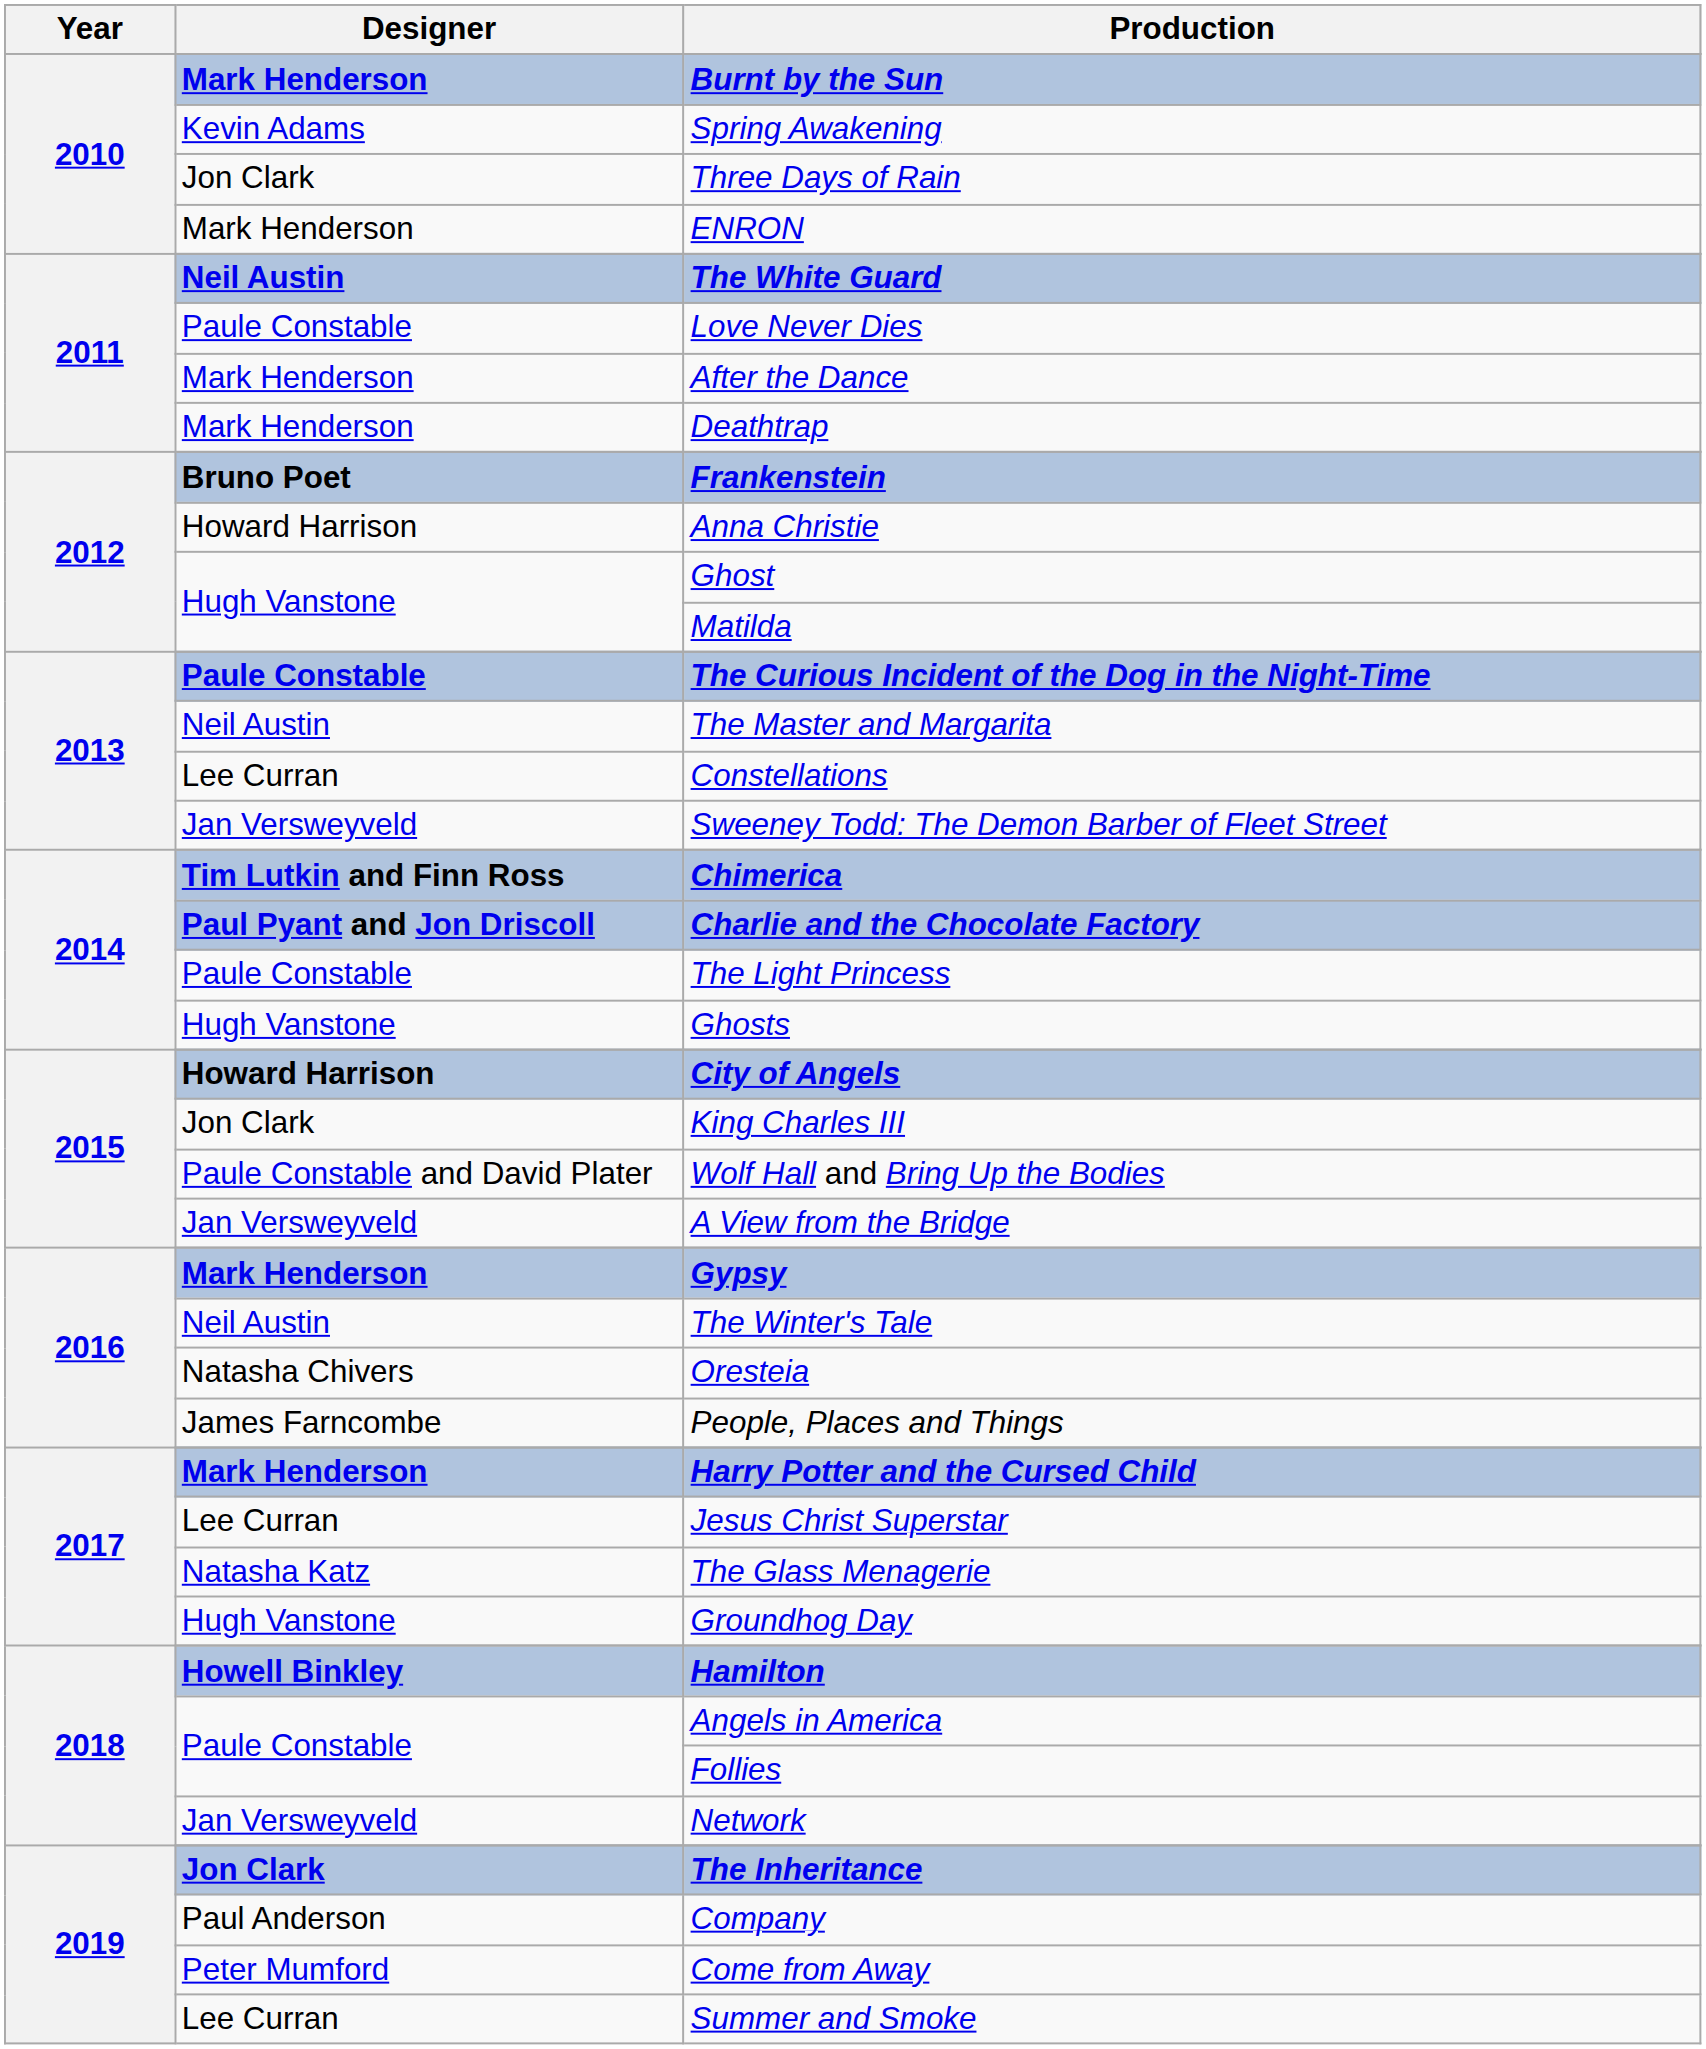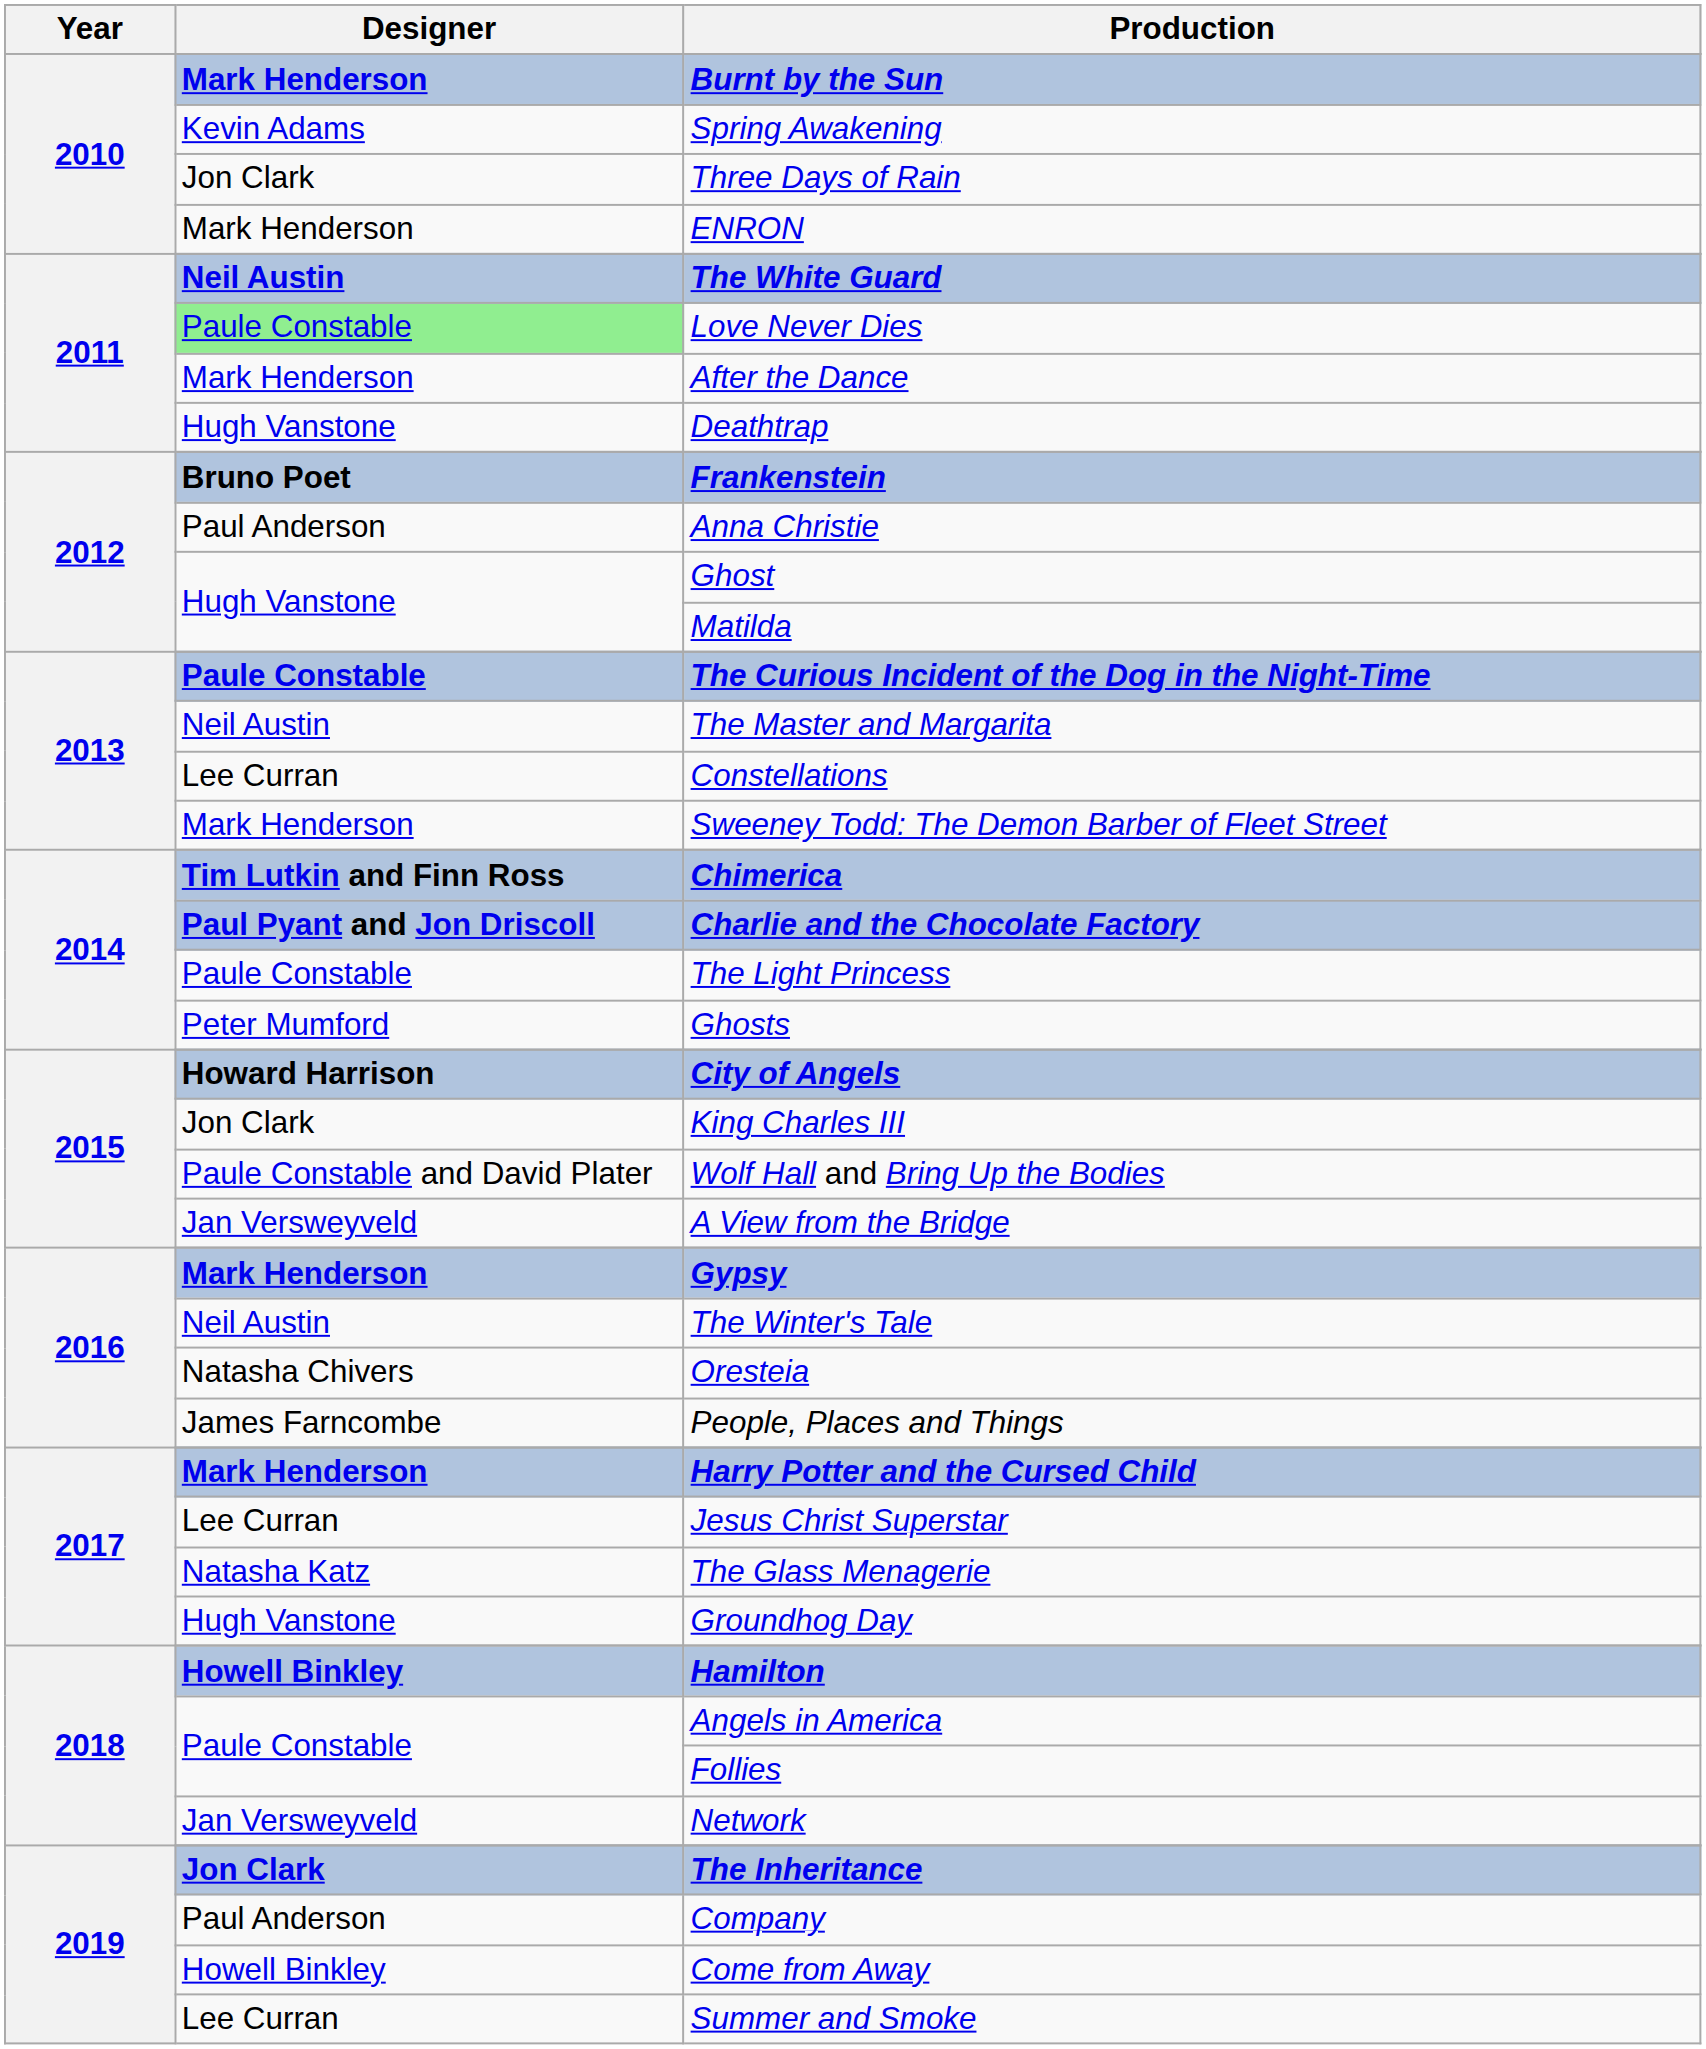(297, 327) no background -> (297, 327) lightgreen background
(298, 427) Mark Henderson -> (289, 427) Hugh Vanstone
(299, 526) Howard Harrison -> (284, 526) Paul Anderson
(299, 825) Jan Versweyveld -> (298, 825) Mark Henderson
(289, 1024) Hugh Vanstone -> (286, 1024) Peter Mumford
(286, 1969) Peter Mumford -> (284, 1969) Howell Binkley
